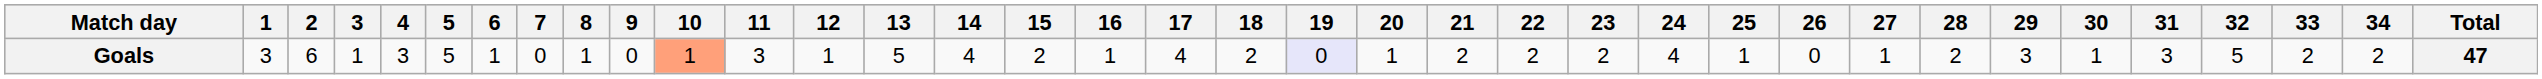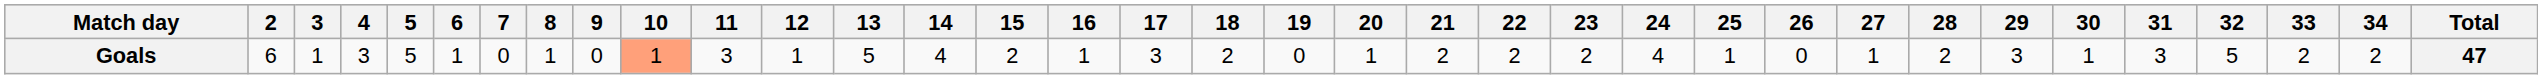- column: (266, 22)
(1181, 56) 4 -> (1156, 56) 3
(1321, 56) lavender background -> (1299, 56) no background
